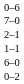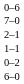rows swapped: (12, 62) <-> (12, 76)
